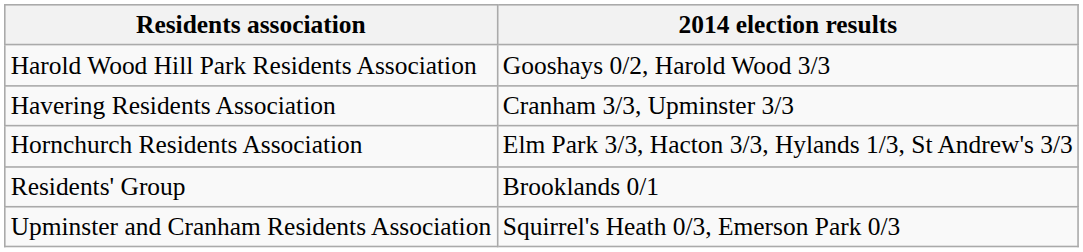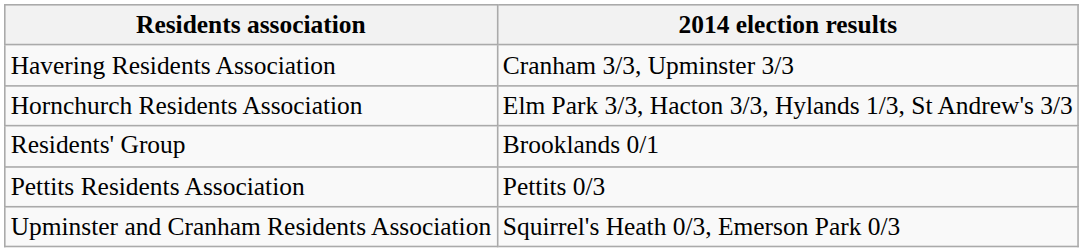- row: (244, 65)
+ row: (158, 186)
